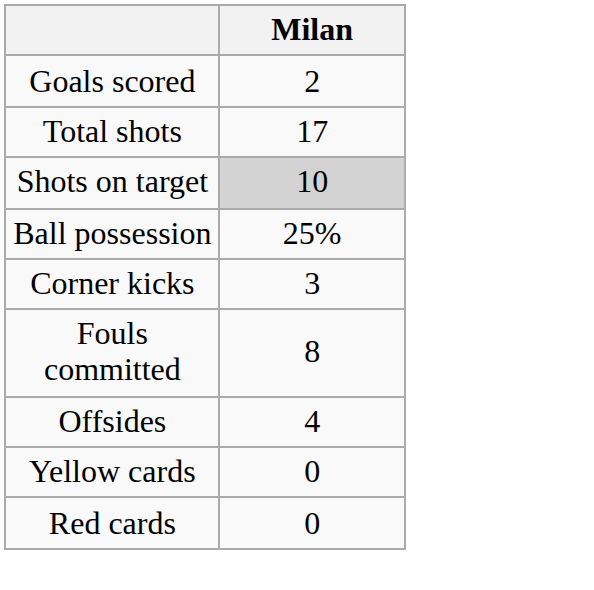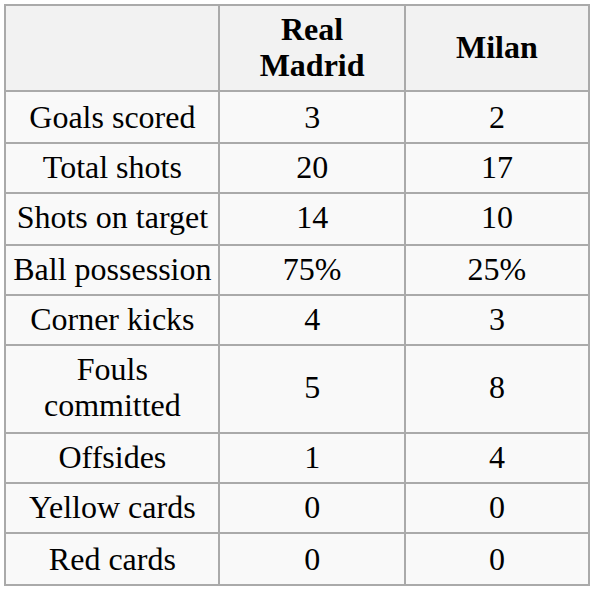+ column: (312, 47)
(312, 182) lightgrey background -> (497, 218) no background
